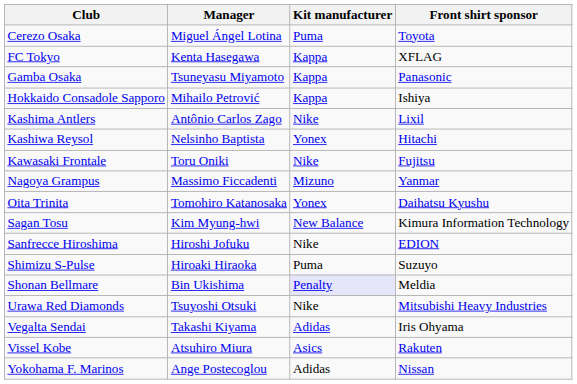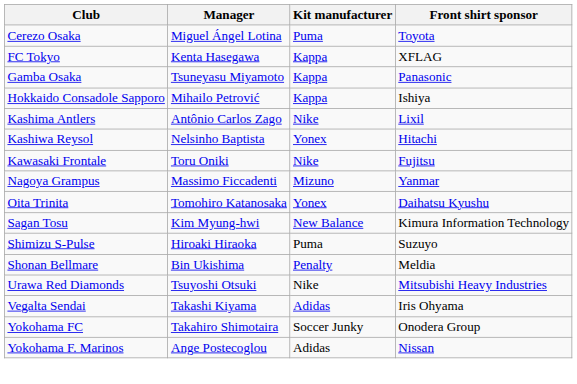- row: (63, 243)
(313, 285) lavender background -> (313, 264) no background
- row: (39, 347)
+ row: (45, 327)
